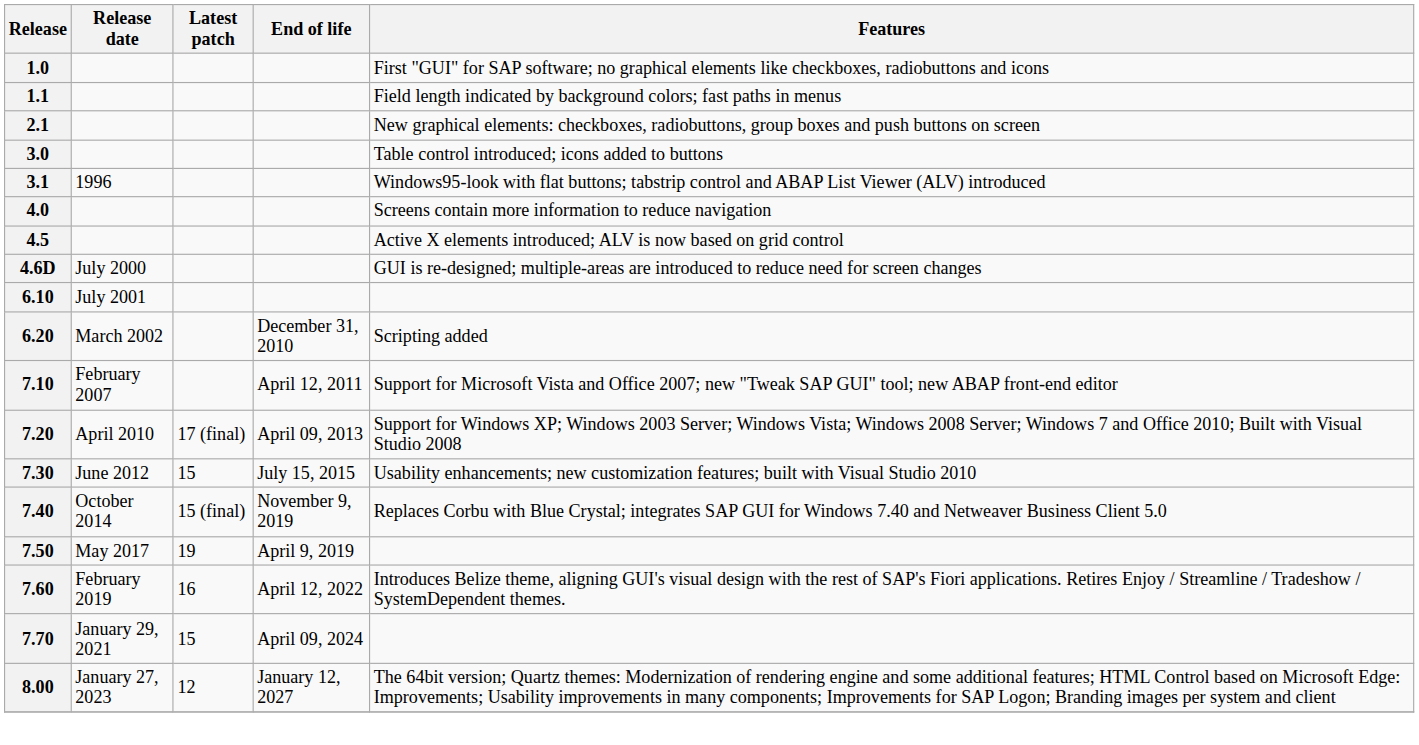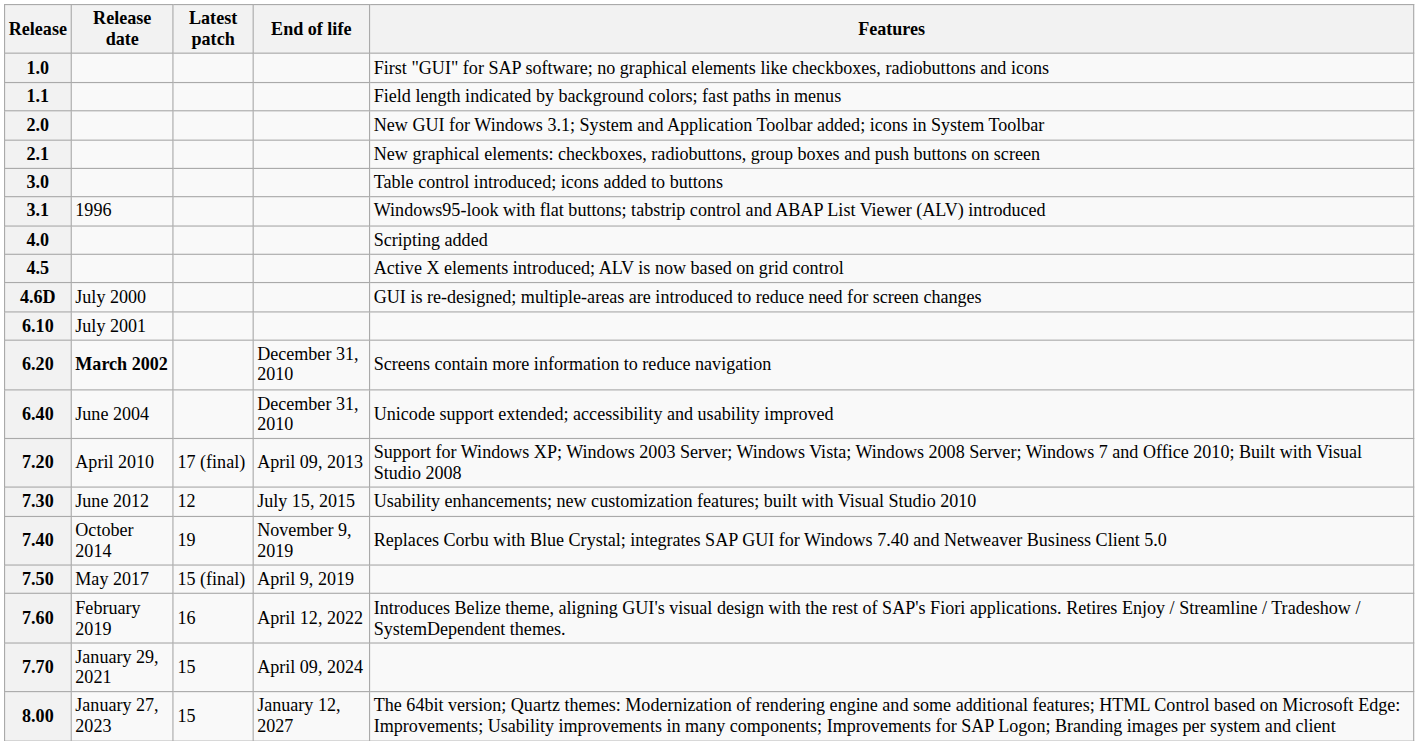+ row: (38, 125)
(573, 211) Screens contain more information to reduce navigation -> (431, 239) Scripting added
(119, 336) normal -> (122, 364) bold
(431, 336) Scripting added -> (573, 364) Screens contain more information to reduce navigation
+ row: (38, 413)
- row: (38, 385)
(186, 472) 15 -> (186, 501) 12
(211, 511) 15 (final) -> (186, 540) 19
(186, 550) 19 -> (211, 579) 15 (final)
(186, 687) 12 -> (186, 716) 15
